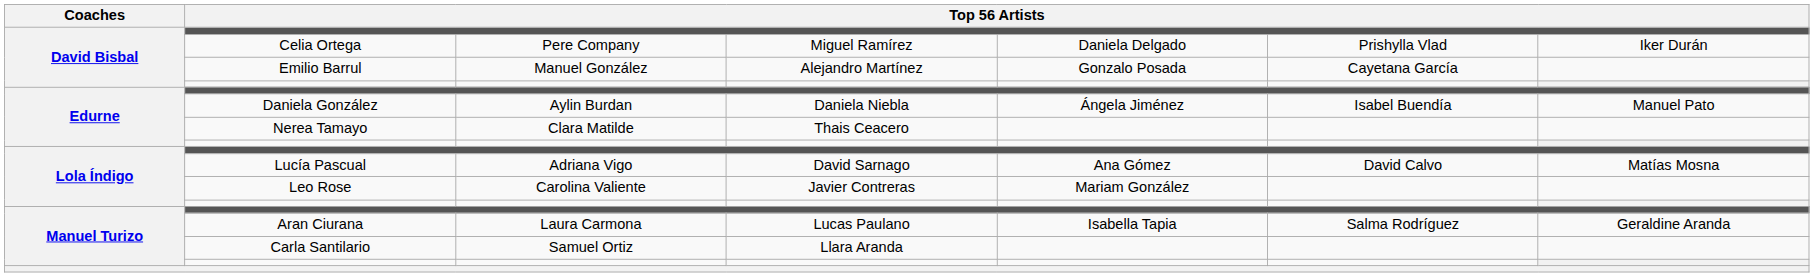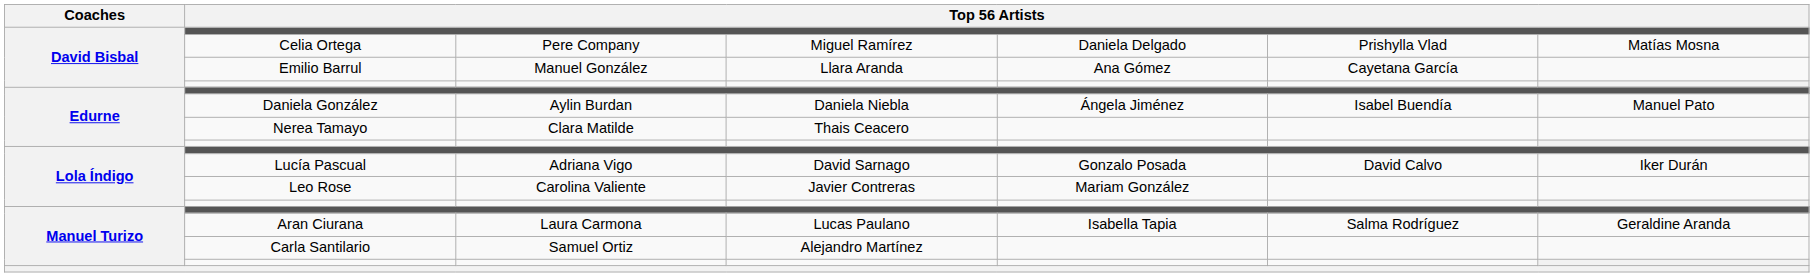(1674, 45) Iker Durán -> (1674, 45) Matías Mosna
(862, 68) Alejandro Martínez -> (862, 68) Llara Aranda
(1132, 68) Gonzalo Posada -> (1132, 68) Ana Gómez
(1132, 165) Ana Gómez -> (1132, 165) Gonzalo Posada
(1674, 165) Matías Mosna -> (1674, 165) Iker Durán
(862, 247) Llara Aranda -> (862, 247) Alejandro Martínez
